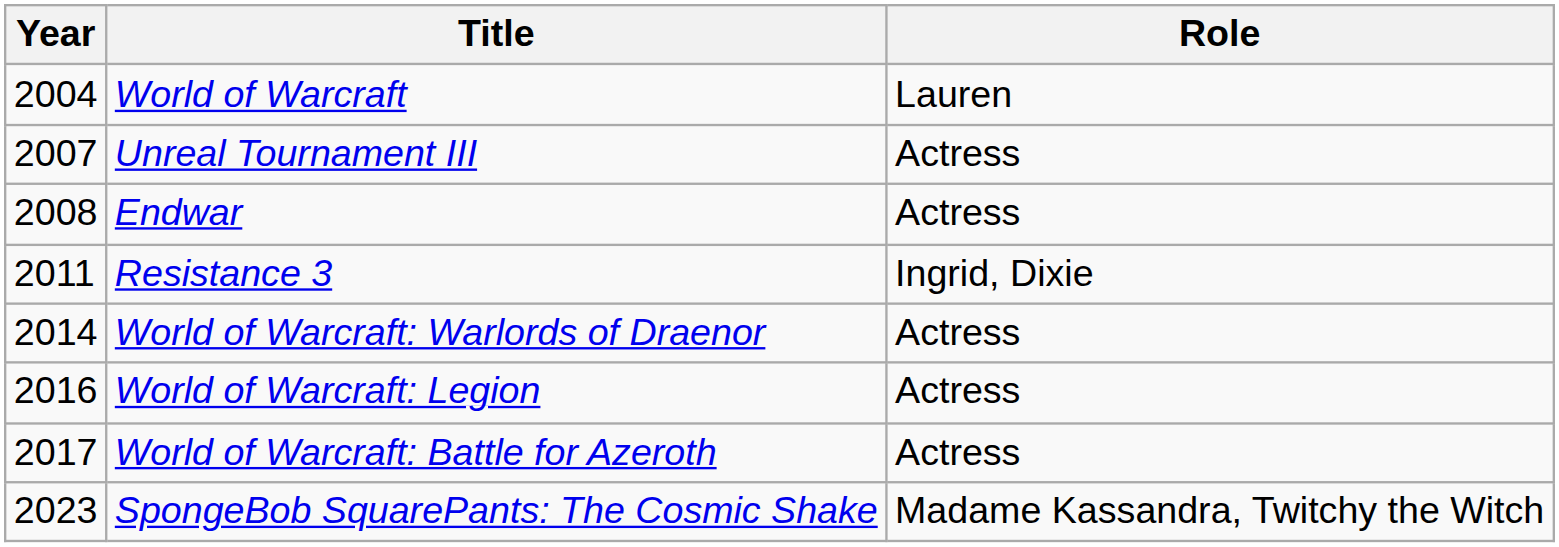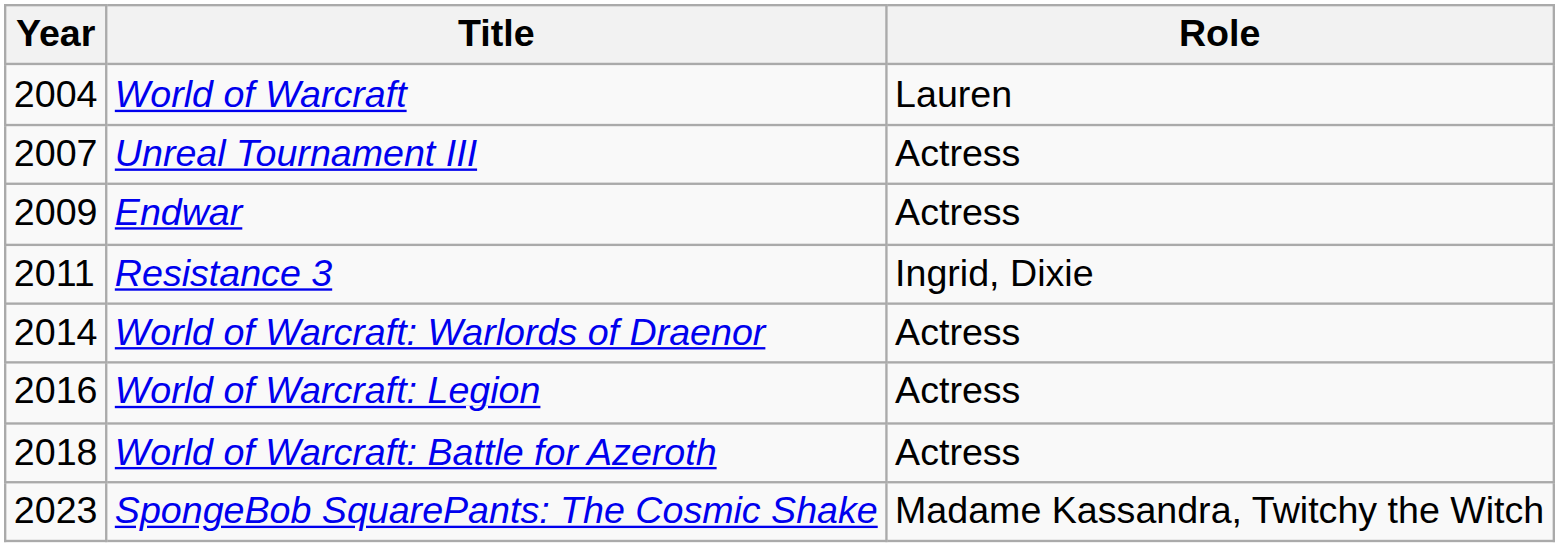(56, 213) 2008 -> (56, 213) 2009
(56, 451) 2017 -> (56, 451) 2018
